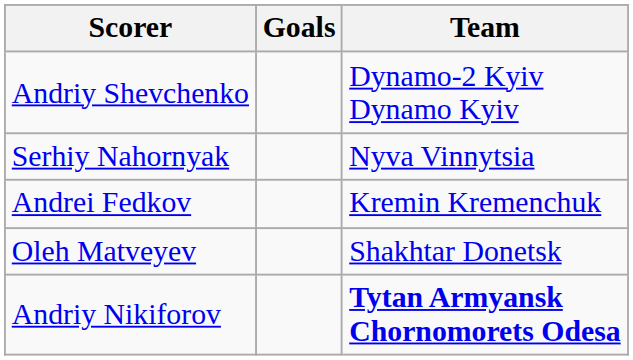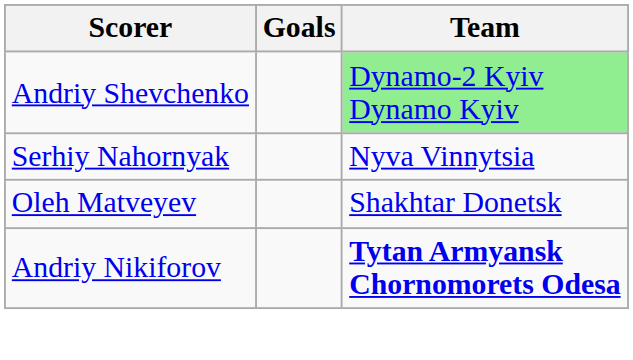(446, 92) no background -> (446, 92) lightgreen background
- row: (101, 203)
